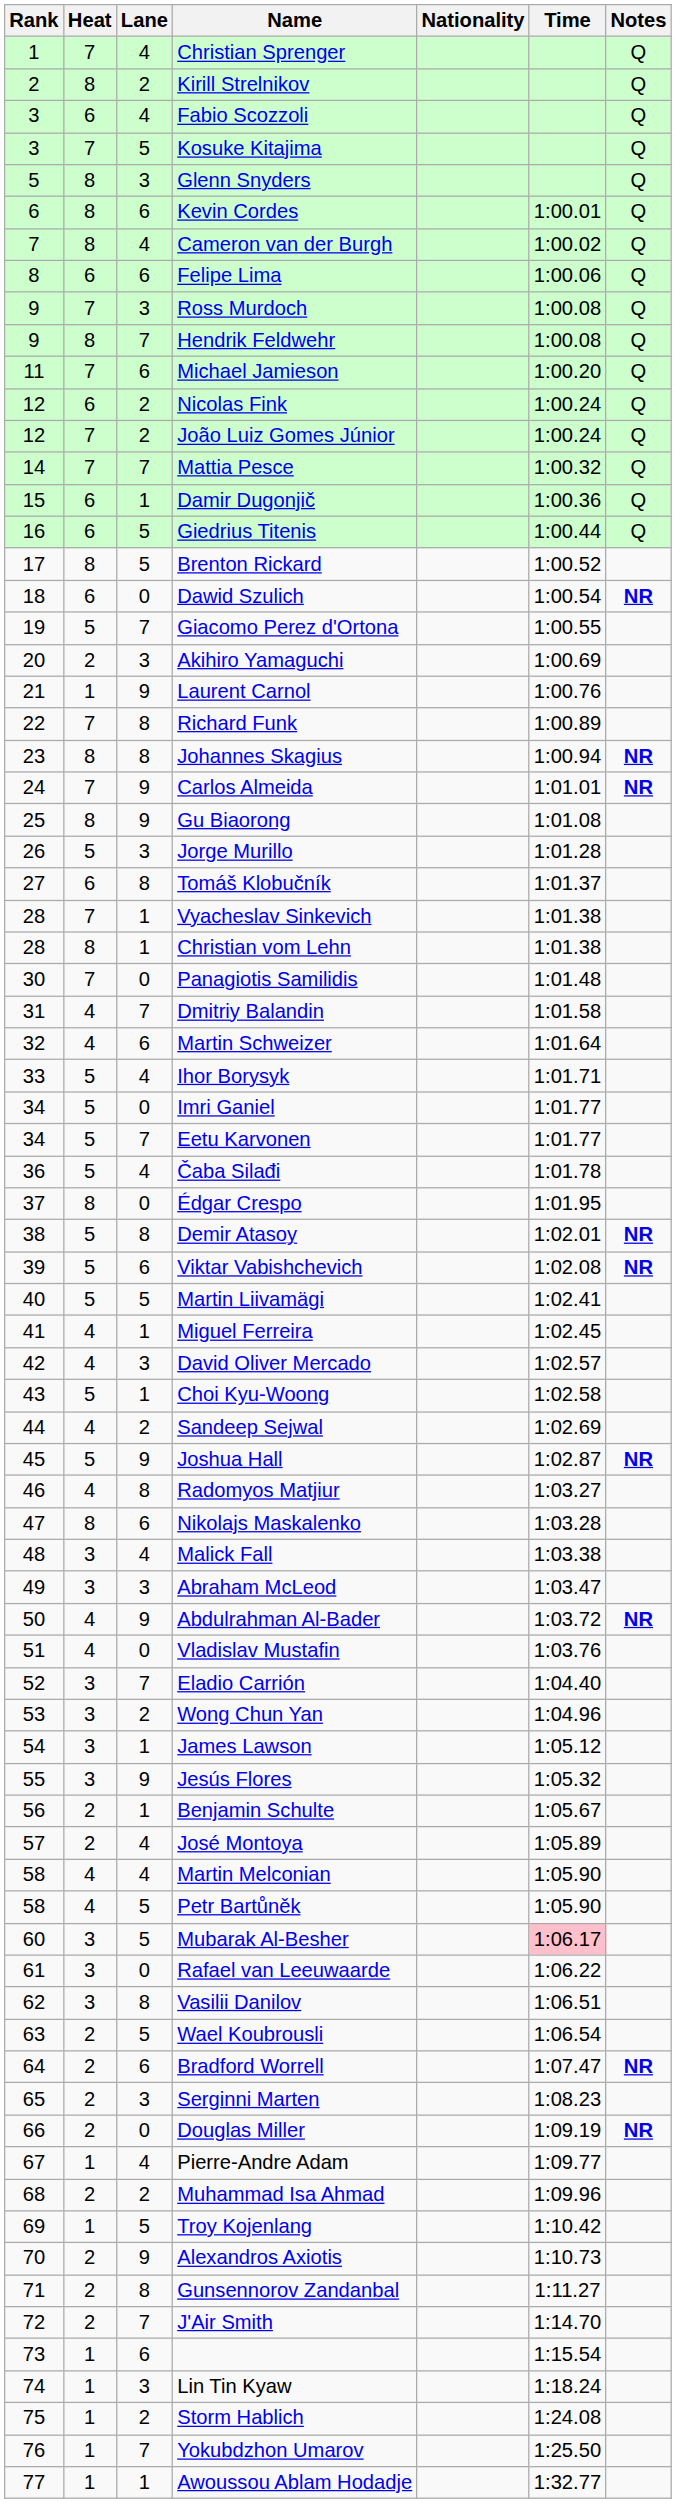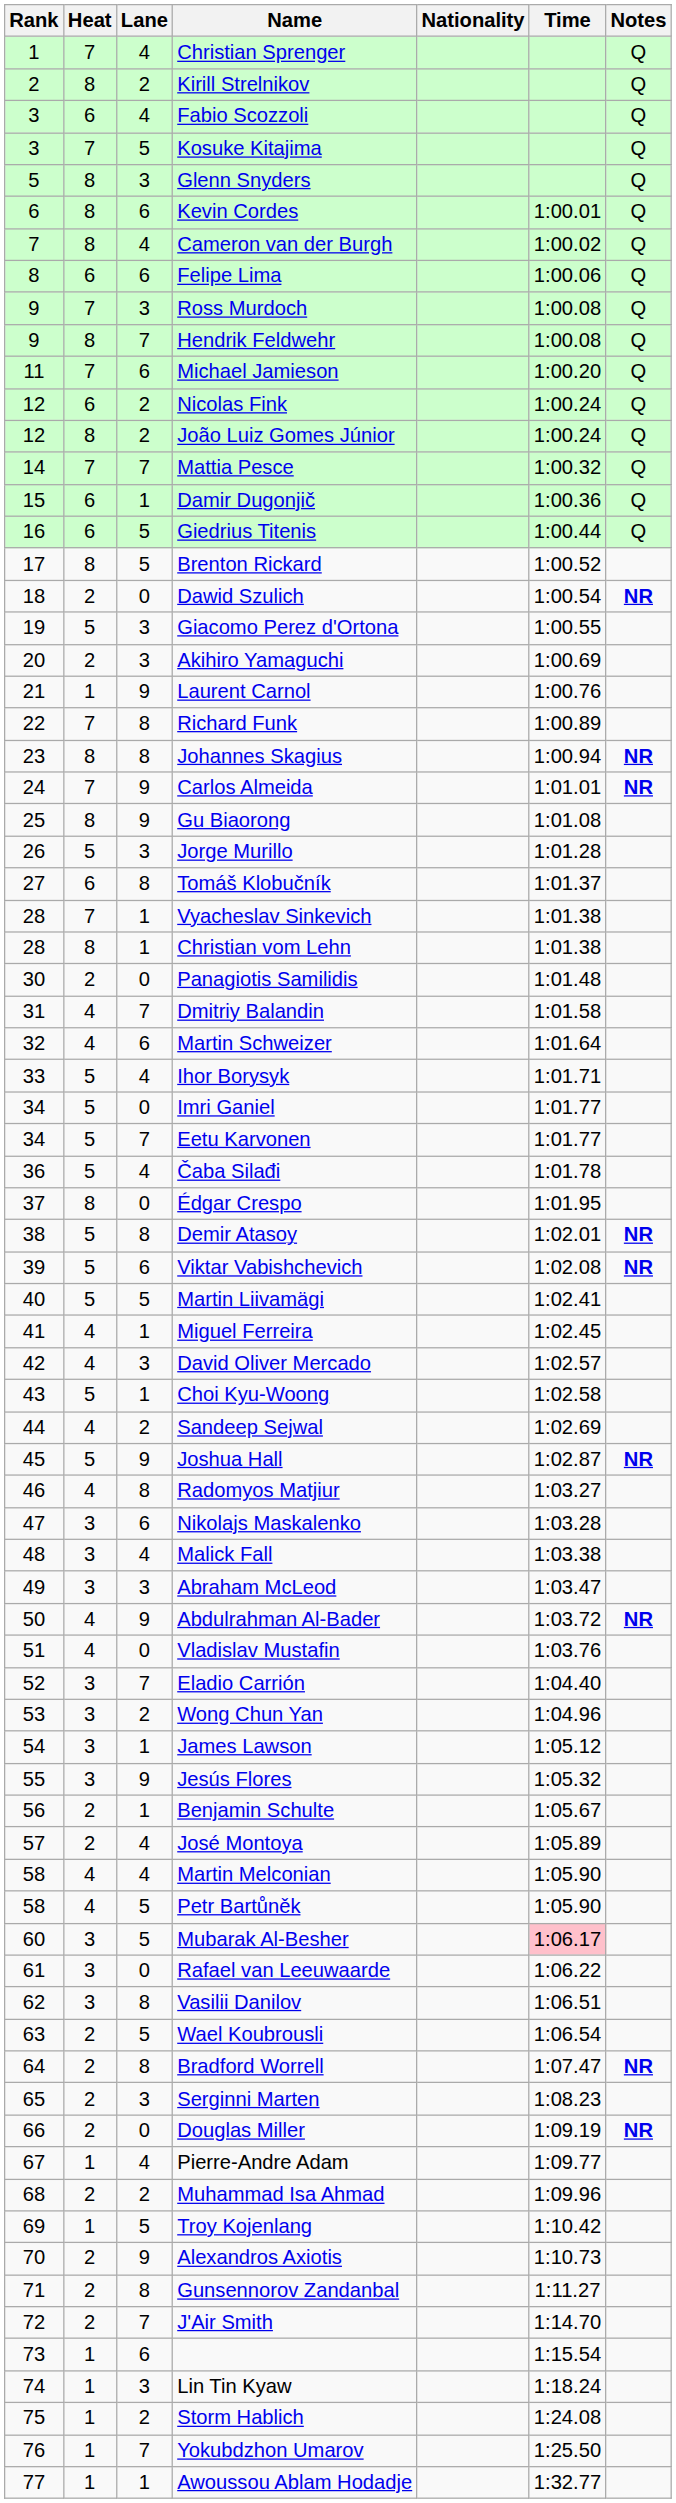(90, 436) 7 -> (90, 436) 8
(90, 595) 6 -> (90, 595) 2
(144, 627) 7 -> (144, 627) 3
(90, 979) 7 -> (90, 979) 2
(90, 1523) 8 -> (90, 1523) 3
(144, 2066) 6 -> (144, 2066) 8
